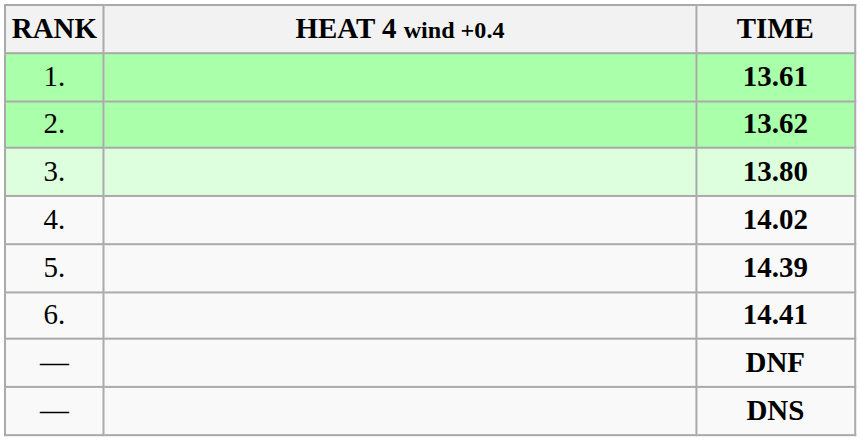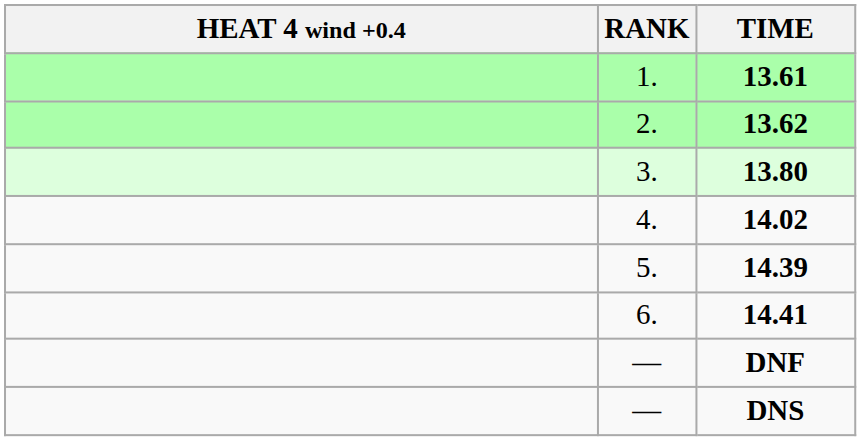columns swapped: (54, 28) <-> (400, 28)
